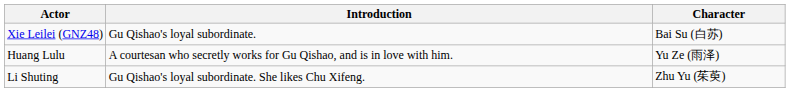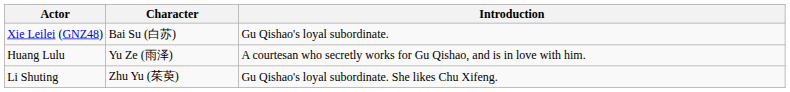columns swapped: (719, 14) <-> (379, 14)
